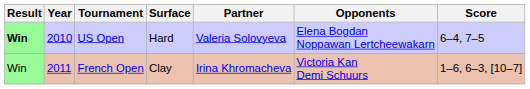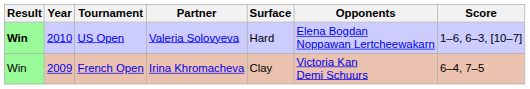columns swapped: (170, 13) <-> (244, 13)
(462, 37) 6–4, 7–5 -> (481, 37) 1–6, 6–3, [10–7]
(59, 68) 2011 -> (60, 68) 2009
(481, 68) 1–6, 6–3, [10–7] -> (462, 68) 6–4, 7–5
